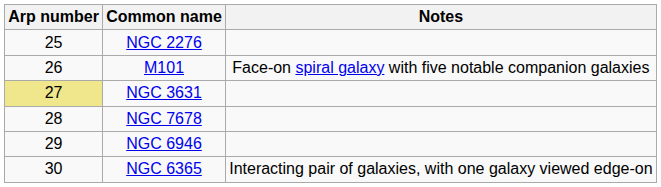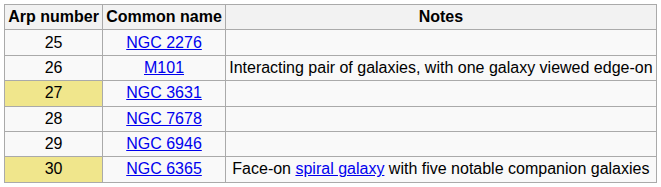(441, 67) Face-on spiral galaxy with five notable companion galaxies -> (441, 67) Interacting pair of galaxies, with one galaxy viewed edge-on
(54, 169) no background -> (54, 169) khaki background
(441, 169) Interacting pair of galaxies, with one galaxy viewed edge-on -> (441, 169) Face-on spiral galaxy with five notable companion galaxies
